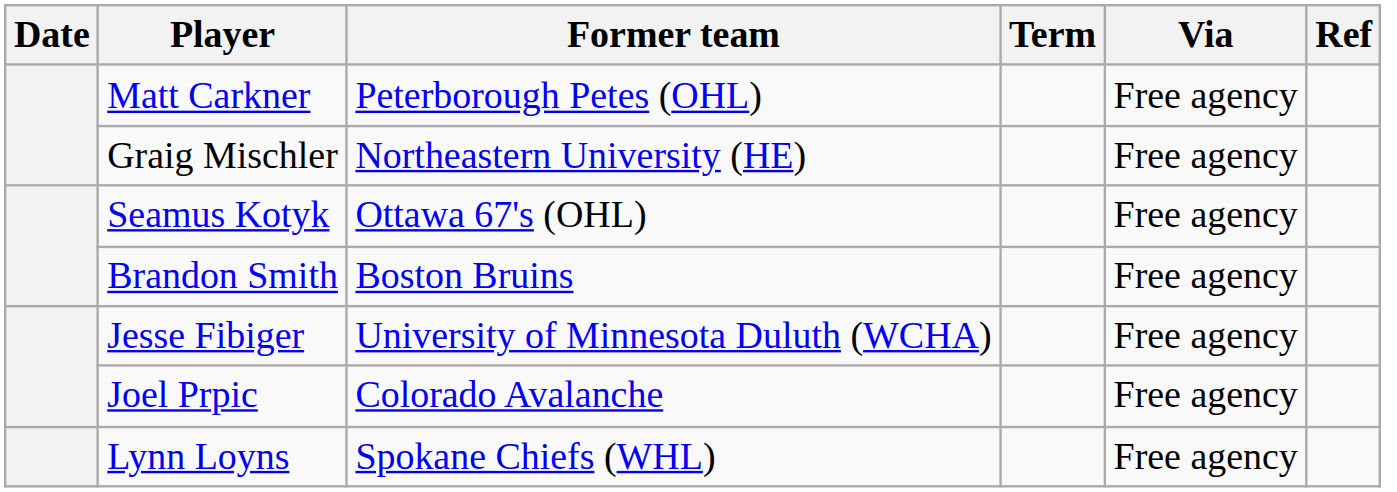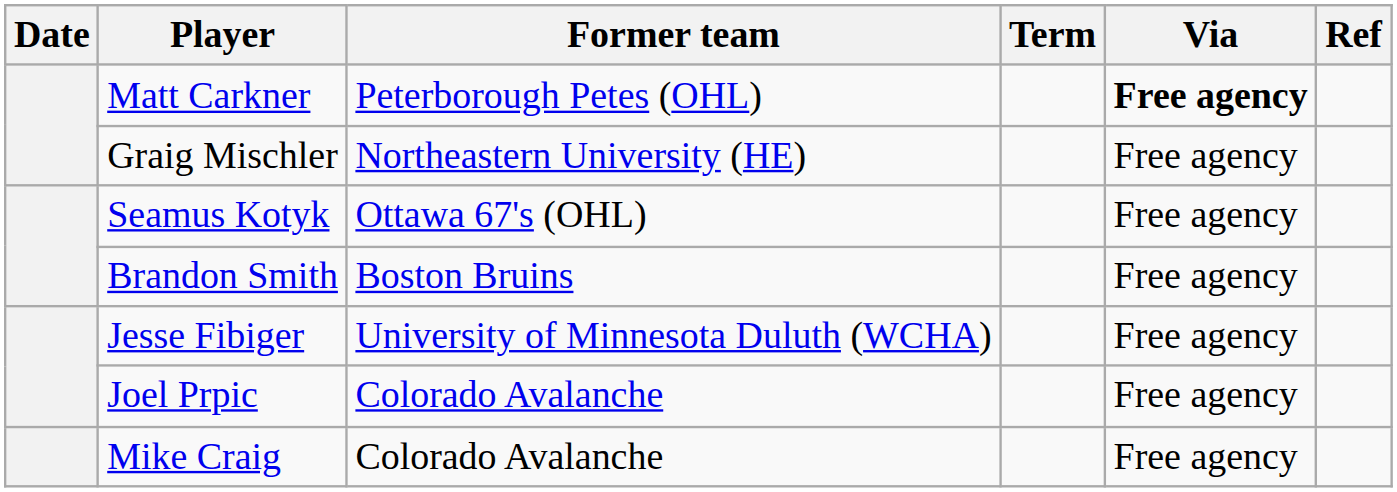(1206, 94) normal -> (1211, 94) bold
+ row: (194, 455)
- row: (198, 455)
